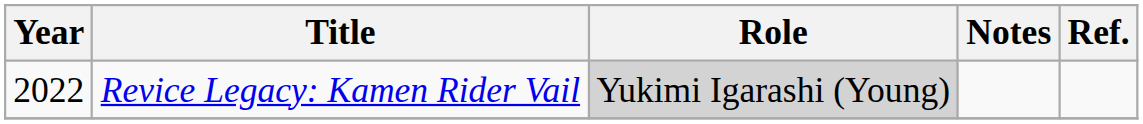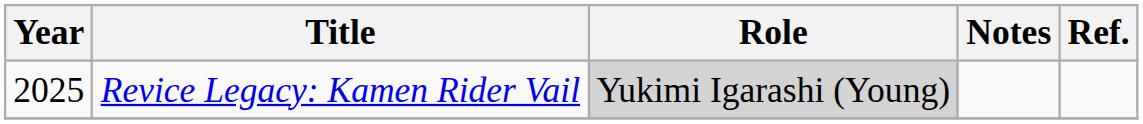(49, 88) 2022 -> (49, 88) 2025
